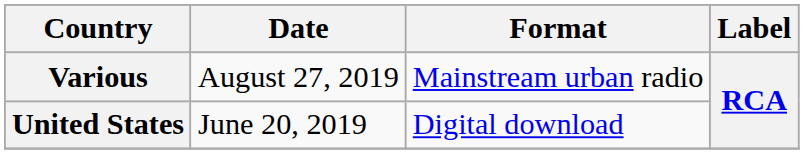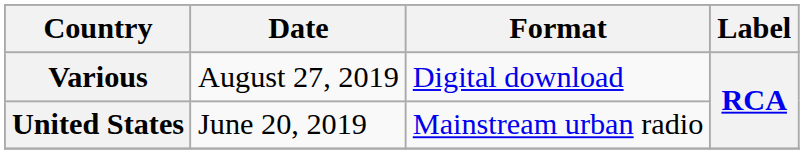(558, 76) Mainstream urban radio -> (518, 76) Digital download
(518, 124) Digital download -> (558, 124) Mainstream urban radio
